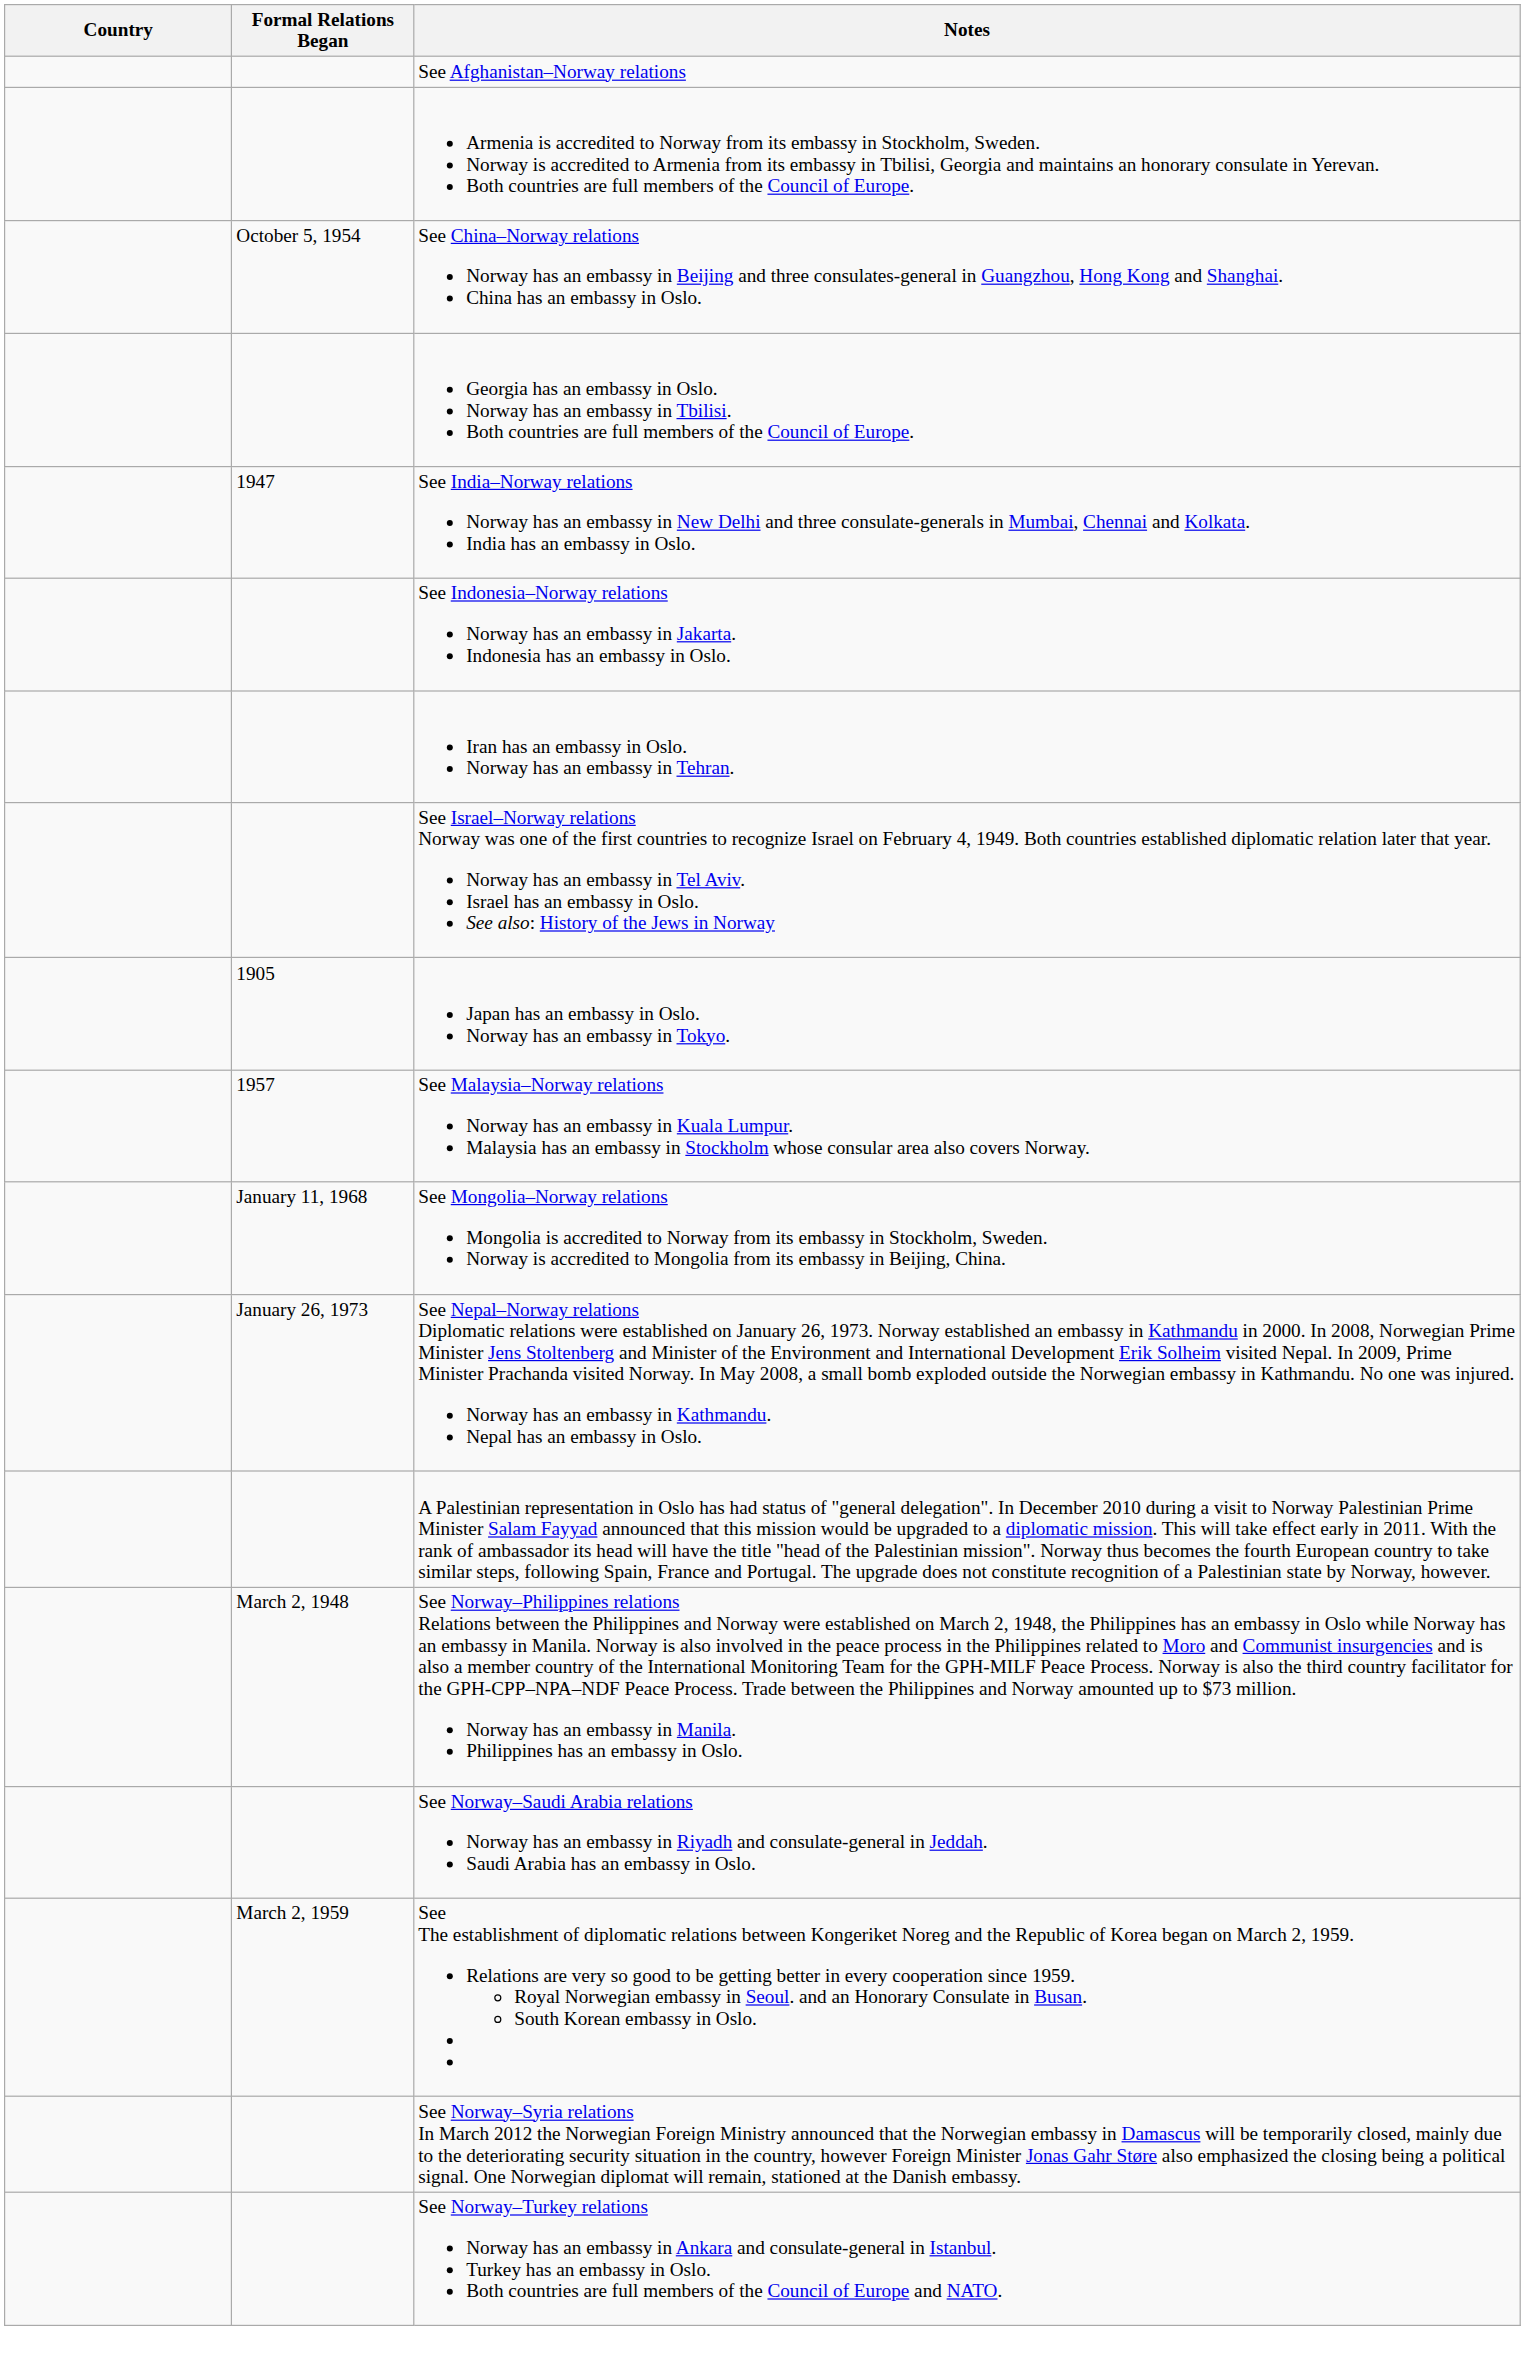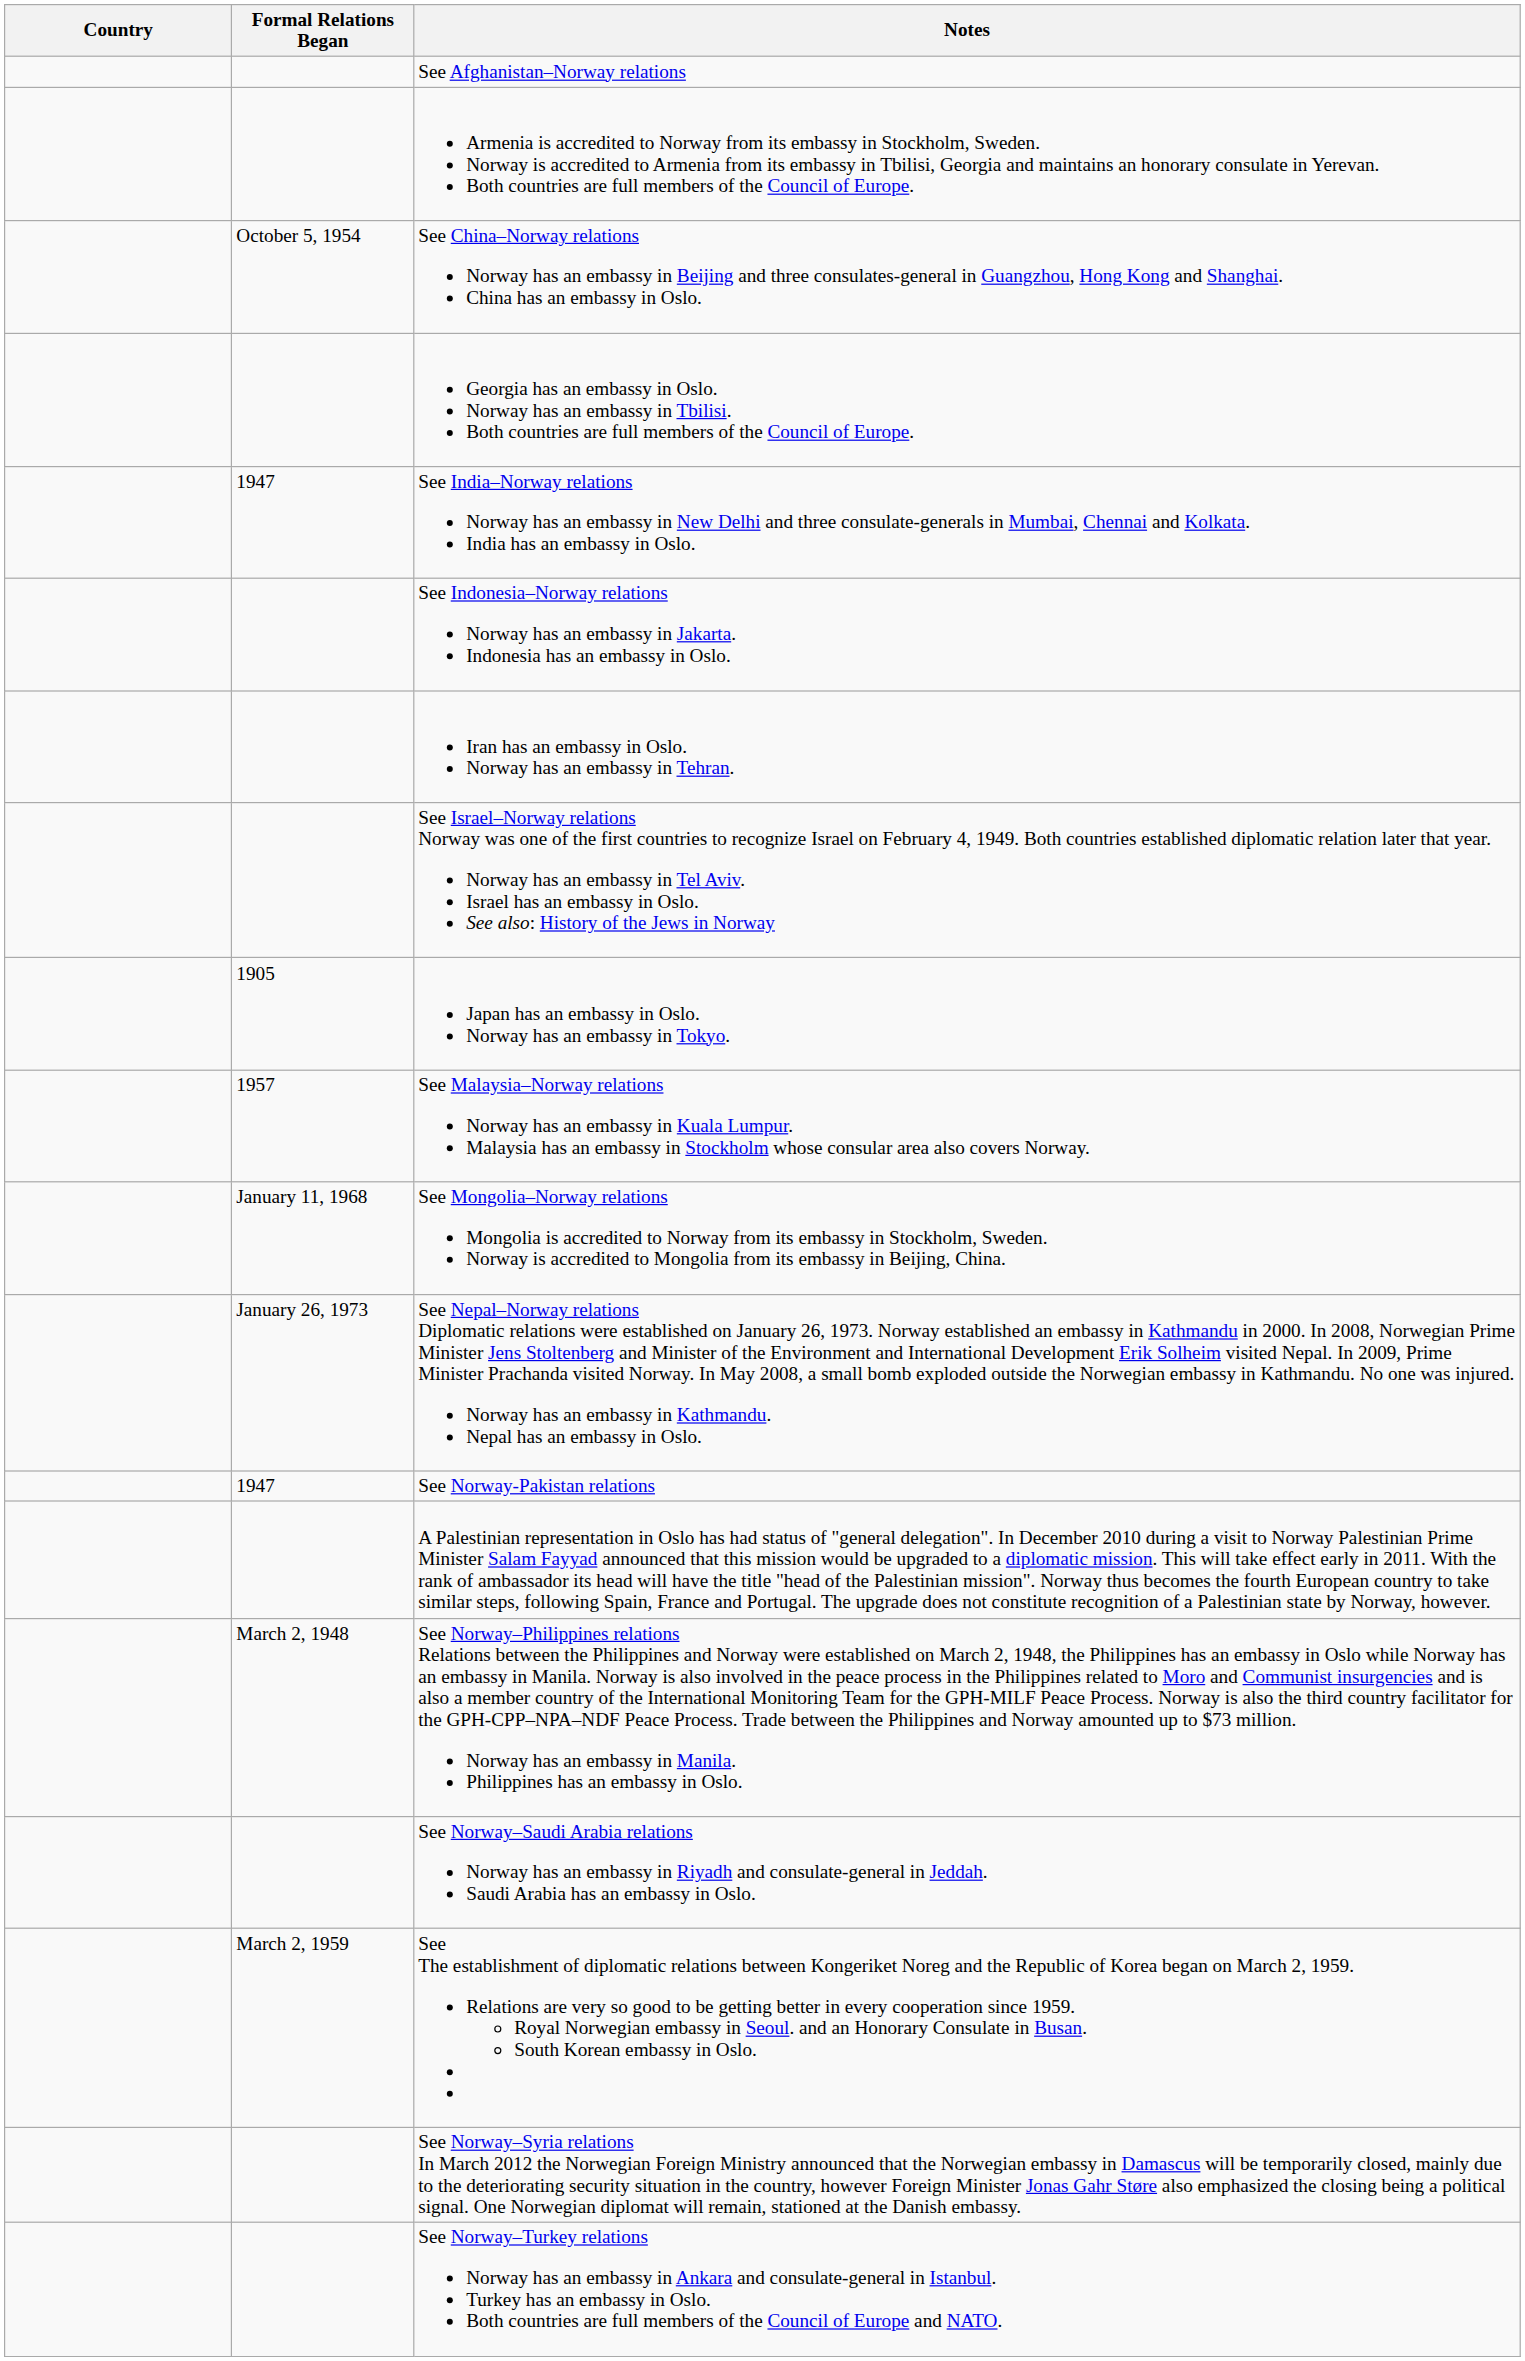+ row: (537, 1485)
